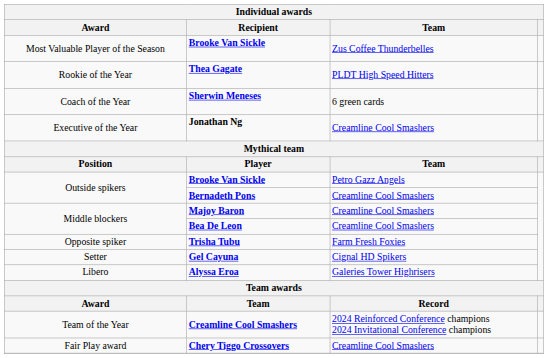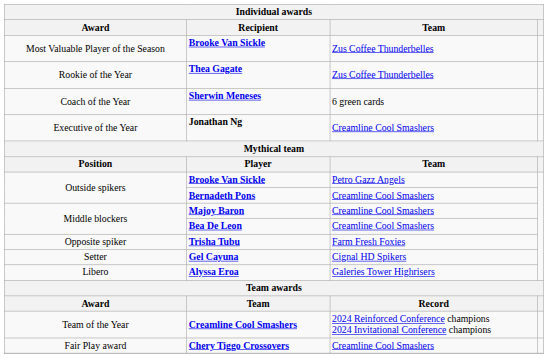(383, 75) PLDT High Speed Hitters -> (383, 75) Zus Coffee Thunderbelles
